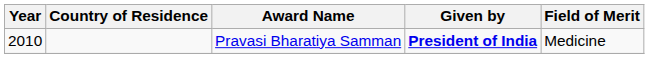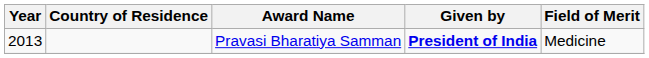(25, 41) 2010 -> (25, 41) 2013
